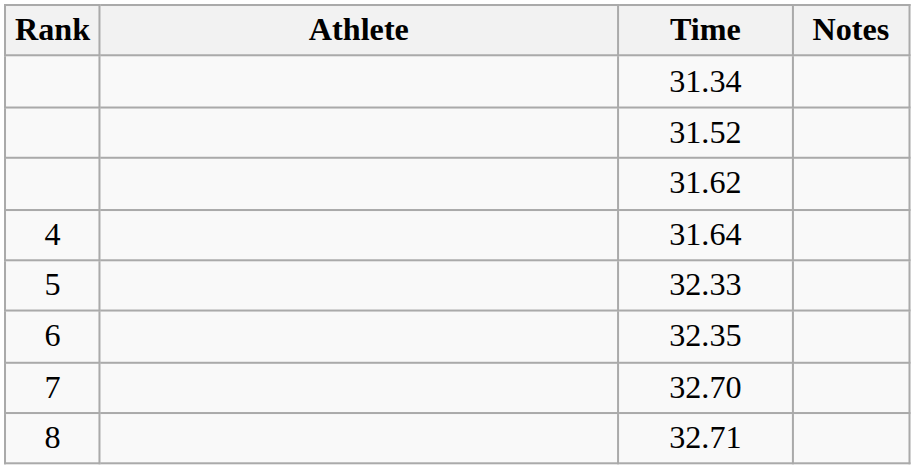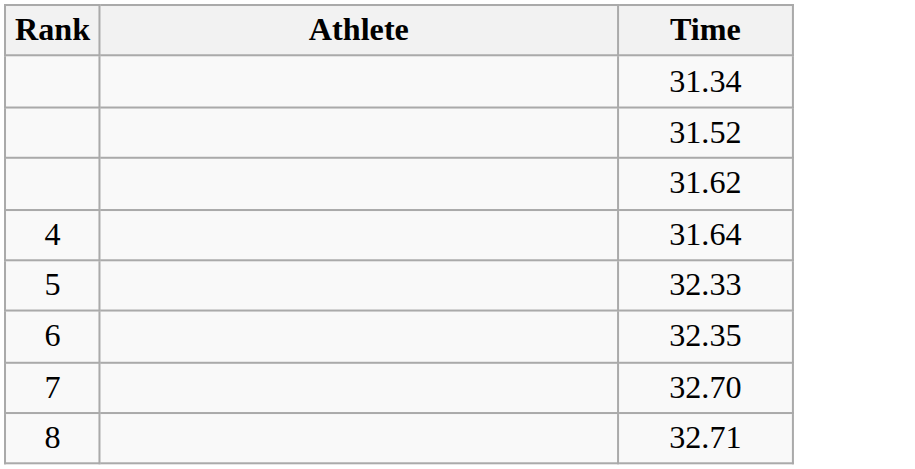- column: (851, 30)
